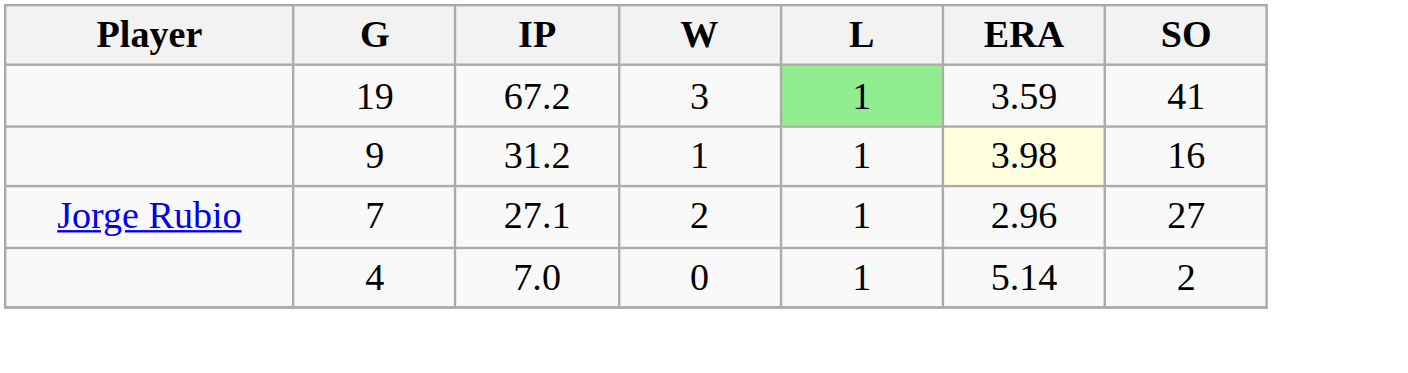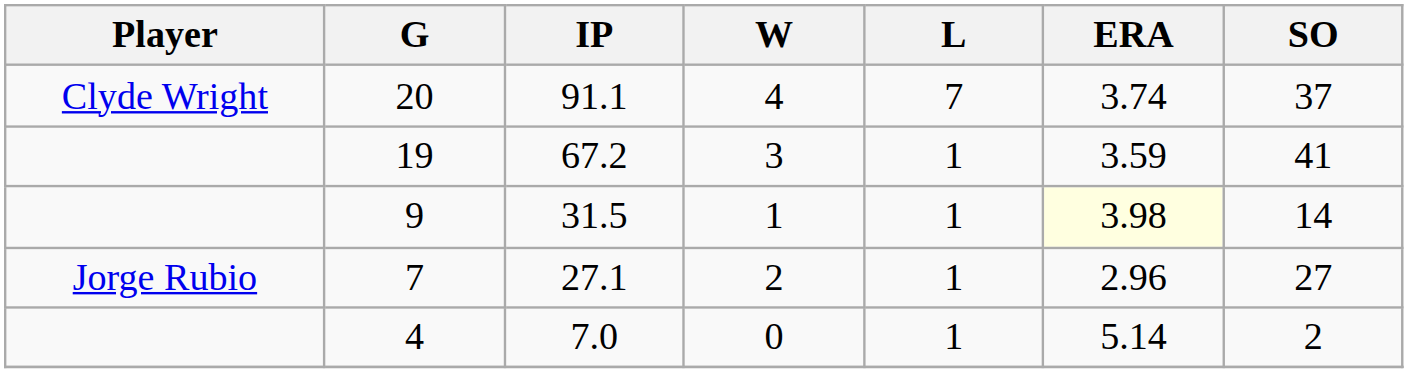+ row: (415, 95)
(862, 95) lightgreen background -> (954, 155) no background
(537, 155) 31.2 -> (594, 215) 31.5
(1186, 155) 16 -> (1313, 215) 14
